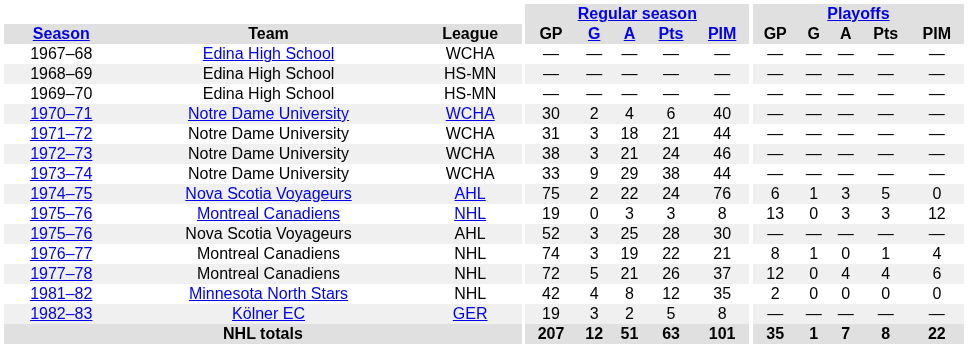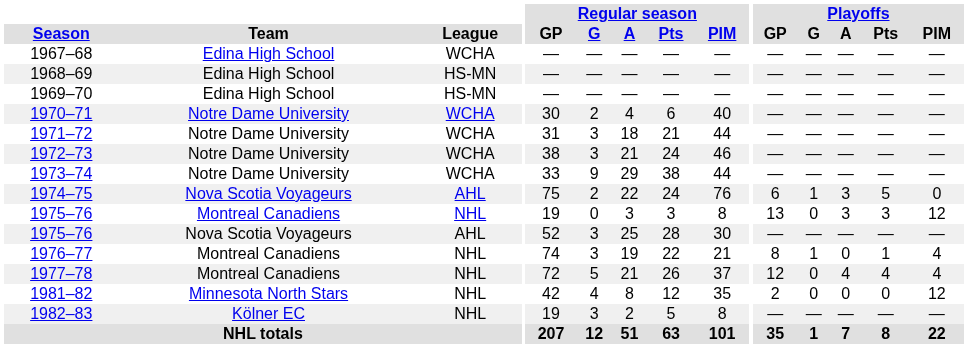(937, 274) 6 -> (937, 274) 4
(937, 294) 0 -> (937, 294) 12
(470, 314) GER -> (470, 314) NHL
